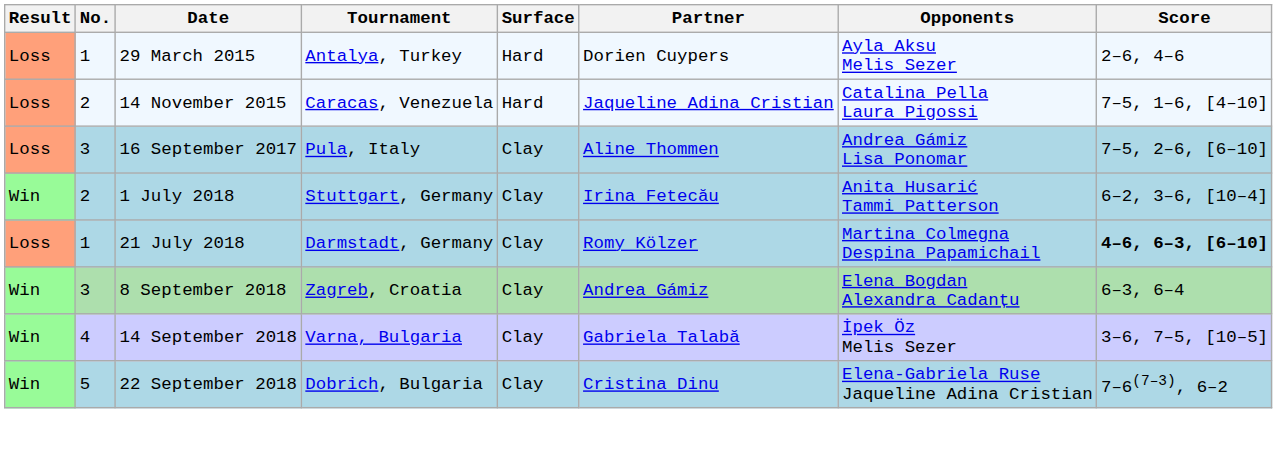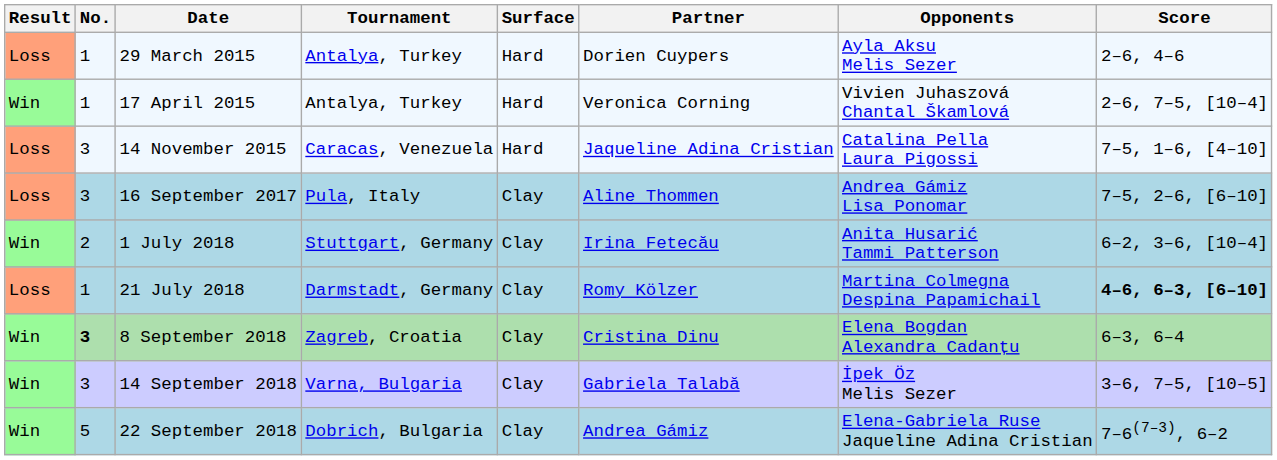+ row: (187, 102)
(85, 102) 2 -> (85, 149) 3
(85, 290) normal -> (85, 337) bold
(646, 290) Andrea Gámiz -> (651, 337) Cristina Dinu
(85, 337) 4 -> (85, 384) 3
(651, 384) Cristina Dinu -> (646, 431) Andrea Gámiz
